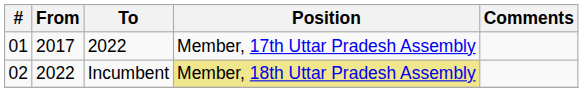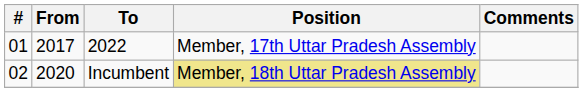(55, 73) 2022 -> (55, 73) 2020
